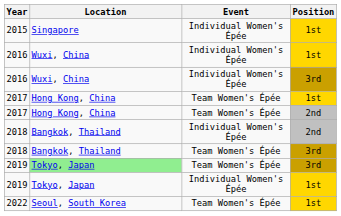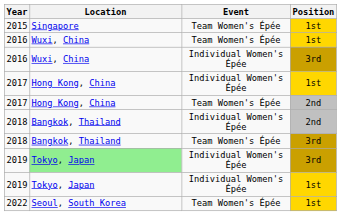(236, 31) Individual Women's Épée -> (236, 26) Team Women's Épée
(236, 55) Individual Women's Épée -> (236, 40) Team Women's Épée
(236, 98) Team Women's Épée -> (236, 83) Individual Women's Épée
(236, 165) Team Women's Épée -> (236, 160) Individual Women's Épée
